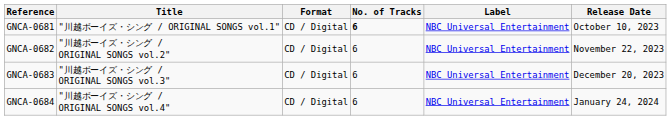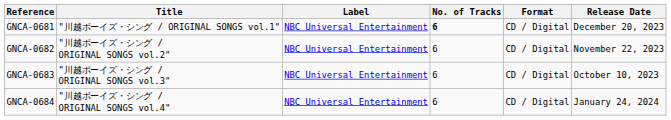columns swapped: (316, 12) <-> (498, 12)
(616, 27) October 10, 2023 -> (619, 27) December 20, 2023
(619, 75) December 20, 2023 -> (616, 75) October 10, 2023
